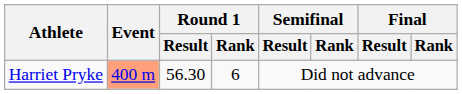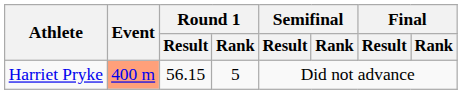(186, 75) 56.30 -> (186, 75) 56.15
(235, 75) 6 -> (235, 75) 5
